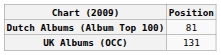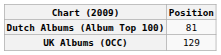(191, 42) 131 -> (191, 42) 129
